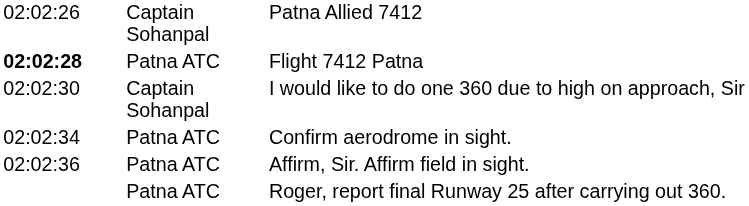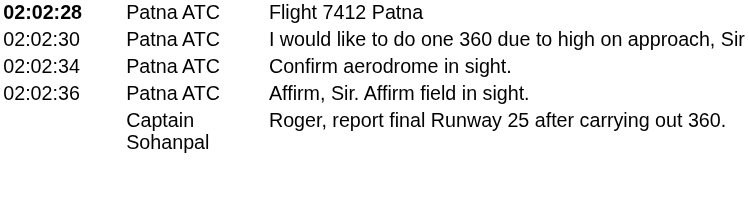- row: (346, 12)
(168, 99) Captain Sohanpal -> (173, 39) Patna ATC
(173, 192) Patna ATC -> (168, 131) Captain Sohanpal
